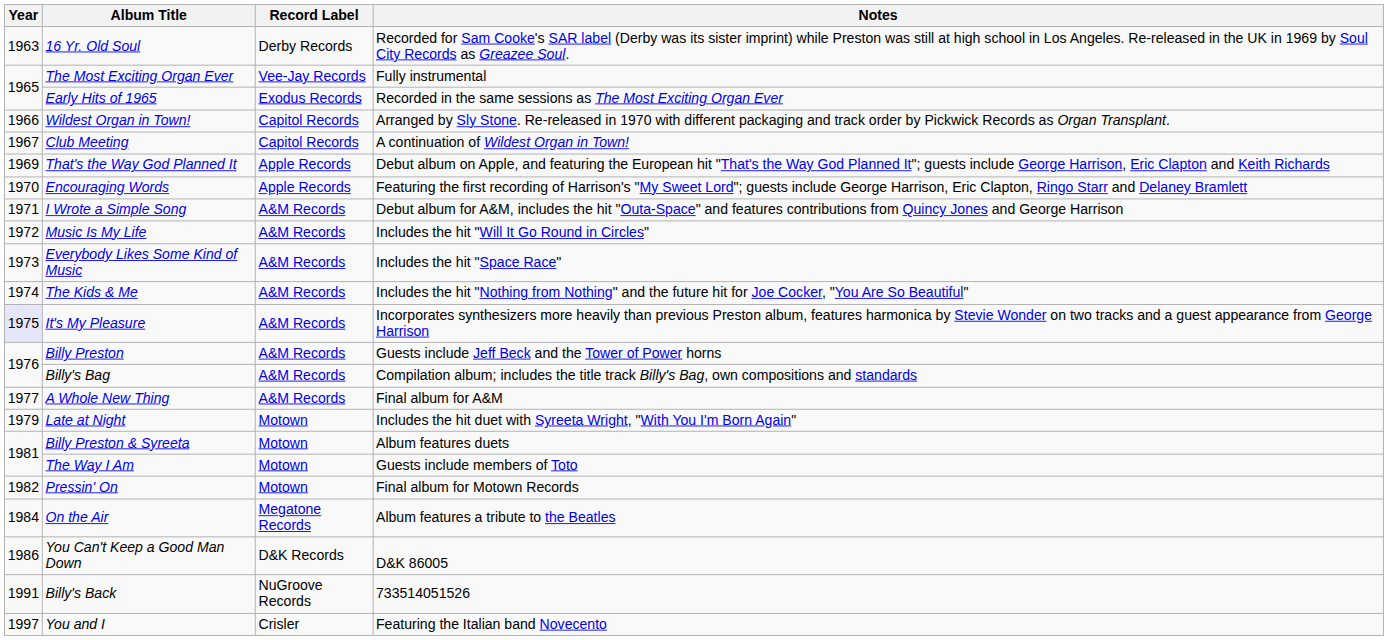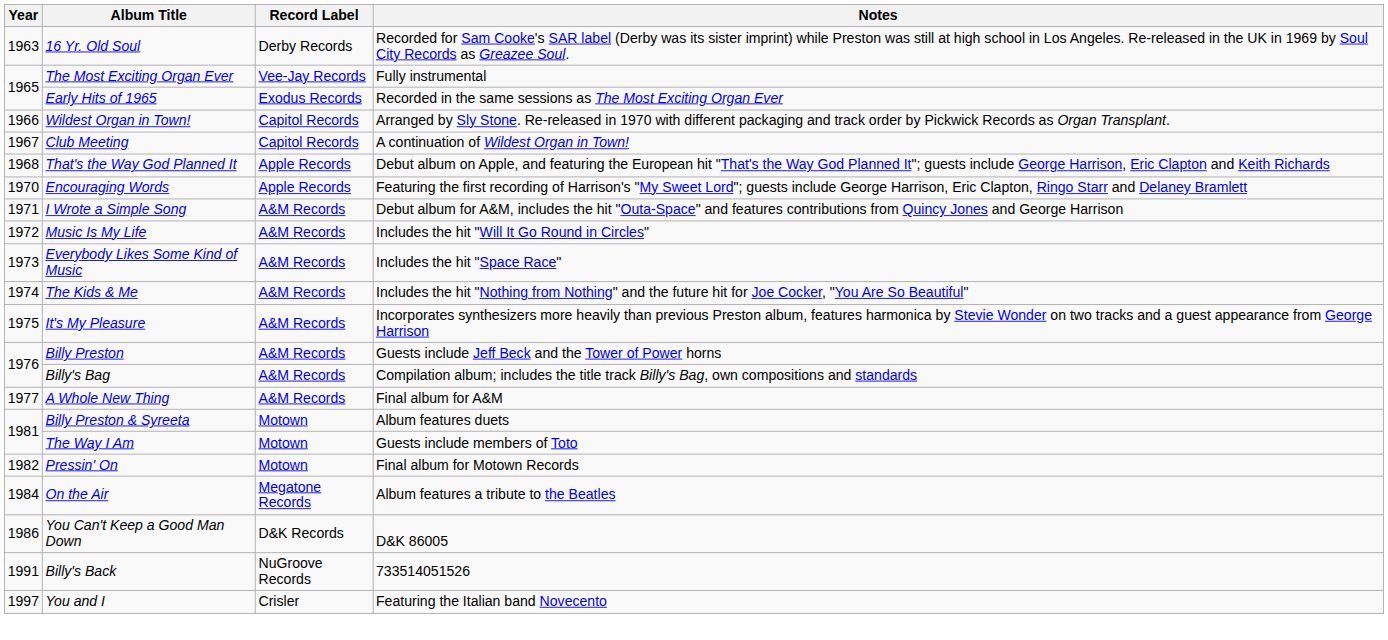(23, 165) 1969 -> (23, 165) 1968
(23, 323) lavender background -> (23, 323) no background
- row: (85, 420)
